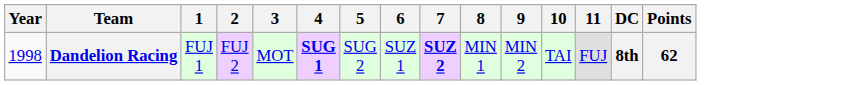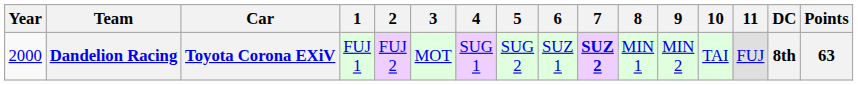+ column: (260, 18)
(25, 56) 1998 -> (25, 56) 2000
(319, 56) bold -> (476, 56) normal
(669, 56) 62 -> (826, 56) 63
